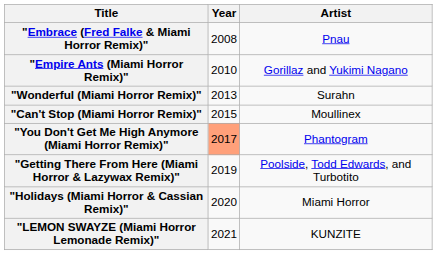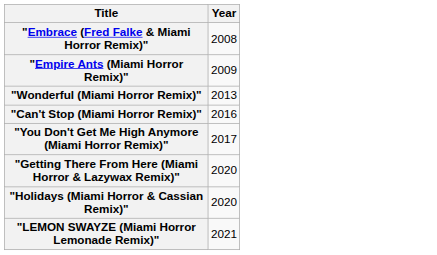- column: (336, 13)
(224, 70) 2010 -> (224, 70) 2009
(224, 114) 2015 -> (224, 114) 2016
(224, 139) lightsalmon background -> (224, 139) no background
(224, 170) 2019 -> (224, 170) 2020
